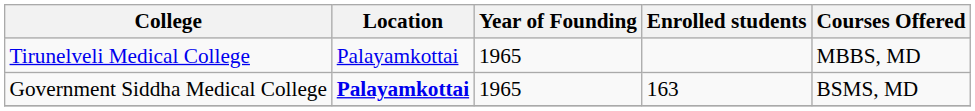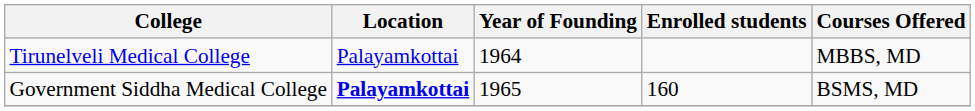(500, 55) 1965 -> (500, 55) 1964
(663, 88) 163 -> (663, 88) 160
